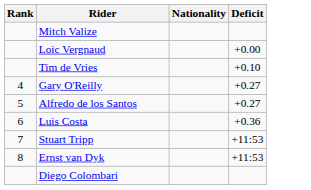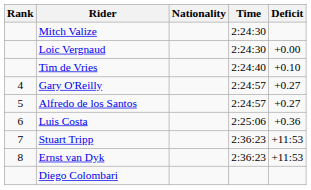+ column: (249, 13)
